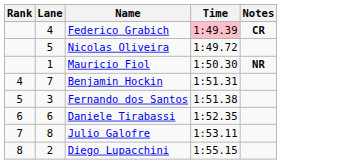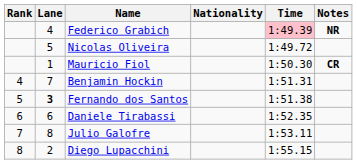+ column: (228, 13)
(258, 30) CR -> (333, 30) NR
(258, 64) NR -> (333, 64) CR
(50, 99) normal -> (50, 99) bold
